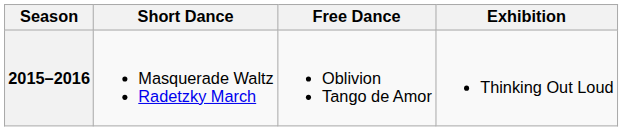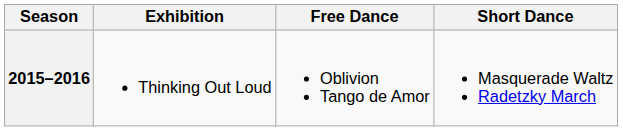columns swapped: (186, 17) <-> (526, 17)
